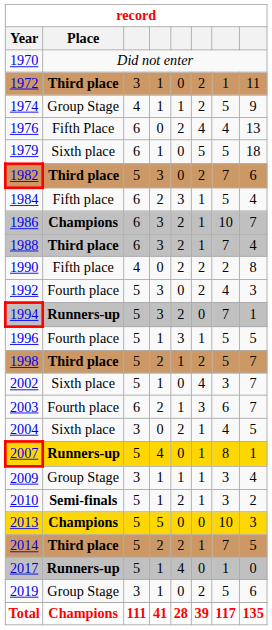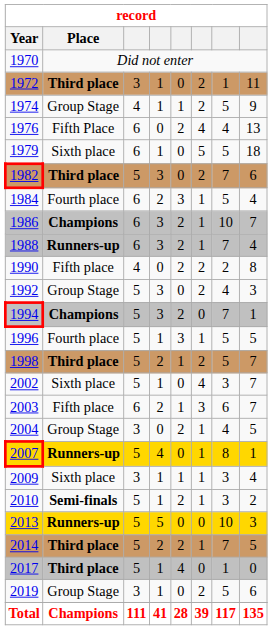(83, 199) Fifth place -> (83, 199) Fourth place
(83, 245) Third place -> (83, 245) Runners-up
(83, 290) Fourth place -> (83, 290) Group Stage
(84, 314) Runners-up -> (84, 314) Champions
(83, 406) Fourth place -> (83, 406) Fifth place
(83, 429) Sixth place -> (83, 429) Group Stage
(83, 477) Group Stage -> (83, 477) Sixth place
(83, 523) Champions -> (83, 523) Runners-up
(83, 568) Runners-up -> (83, 568) Third place
